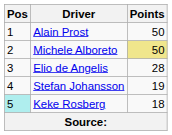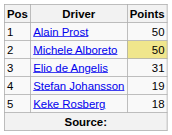(158, 68) 28 -> (158, 68) 31
(10, 104) paleturquoise background -> (10, 104) no background
